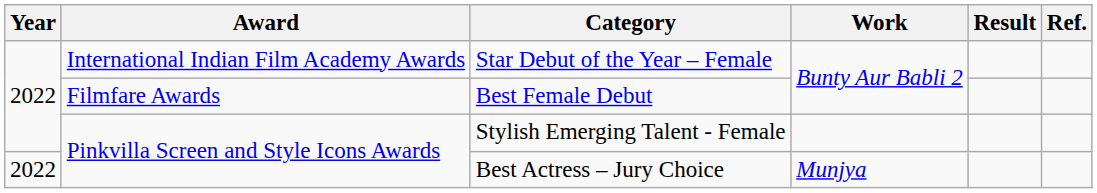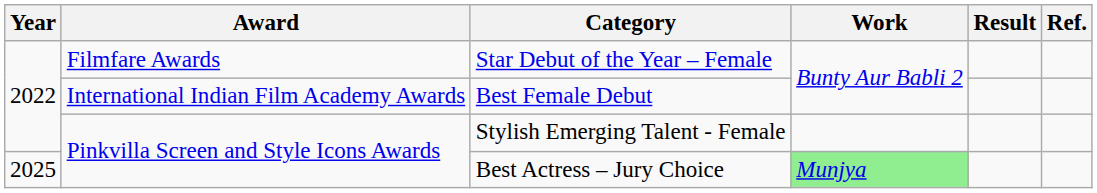(266, 59) International Indian Film Academy Awards -> (143, 59) Filmfare Awards
(143, 95) Filmfare Awards -> (266, 95) International Indian Film Academy Awards
(33, 168) 2022 -> (33, 168) 2025
(831, 168) no background -> (831, 168) lightgreen background
